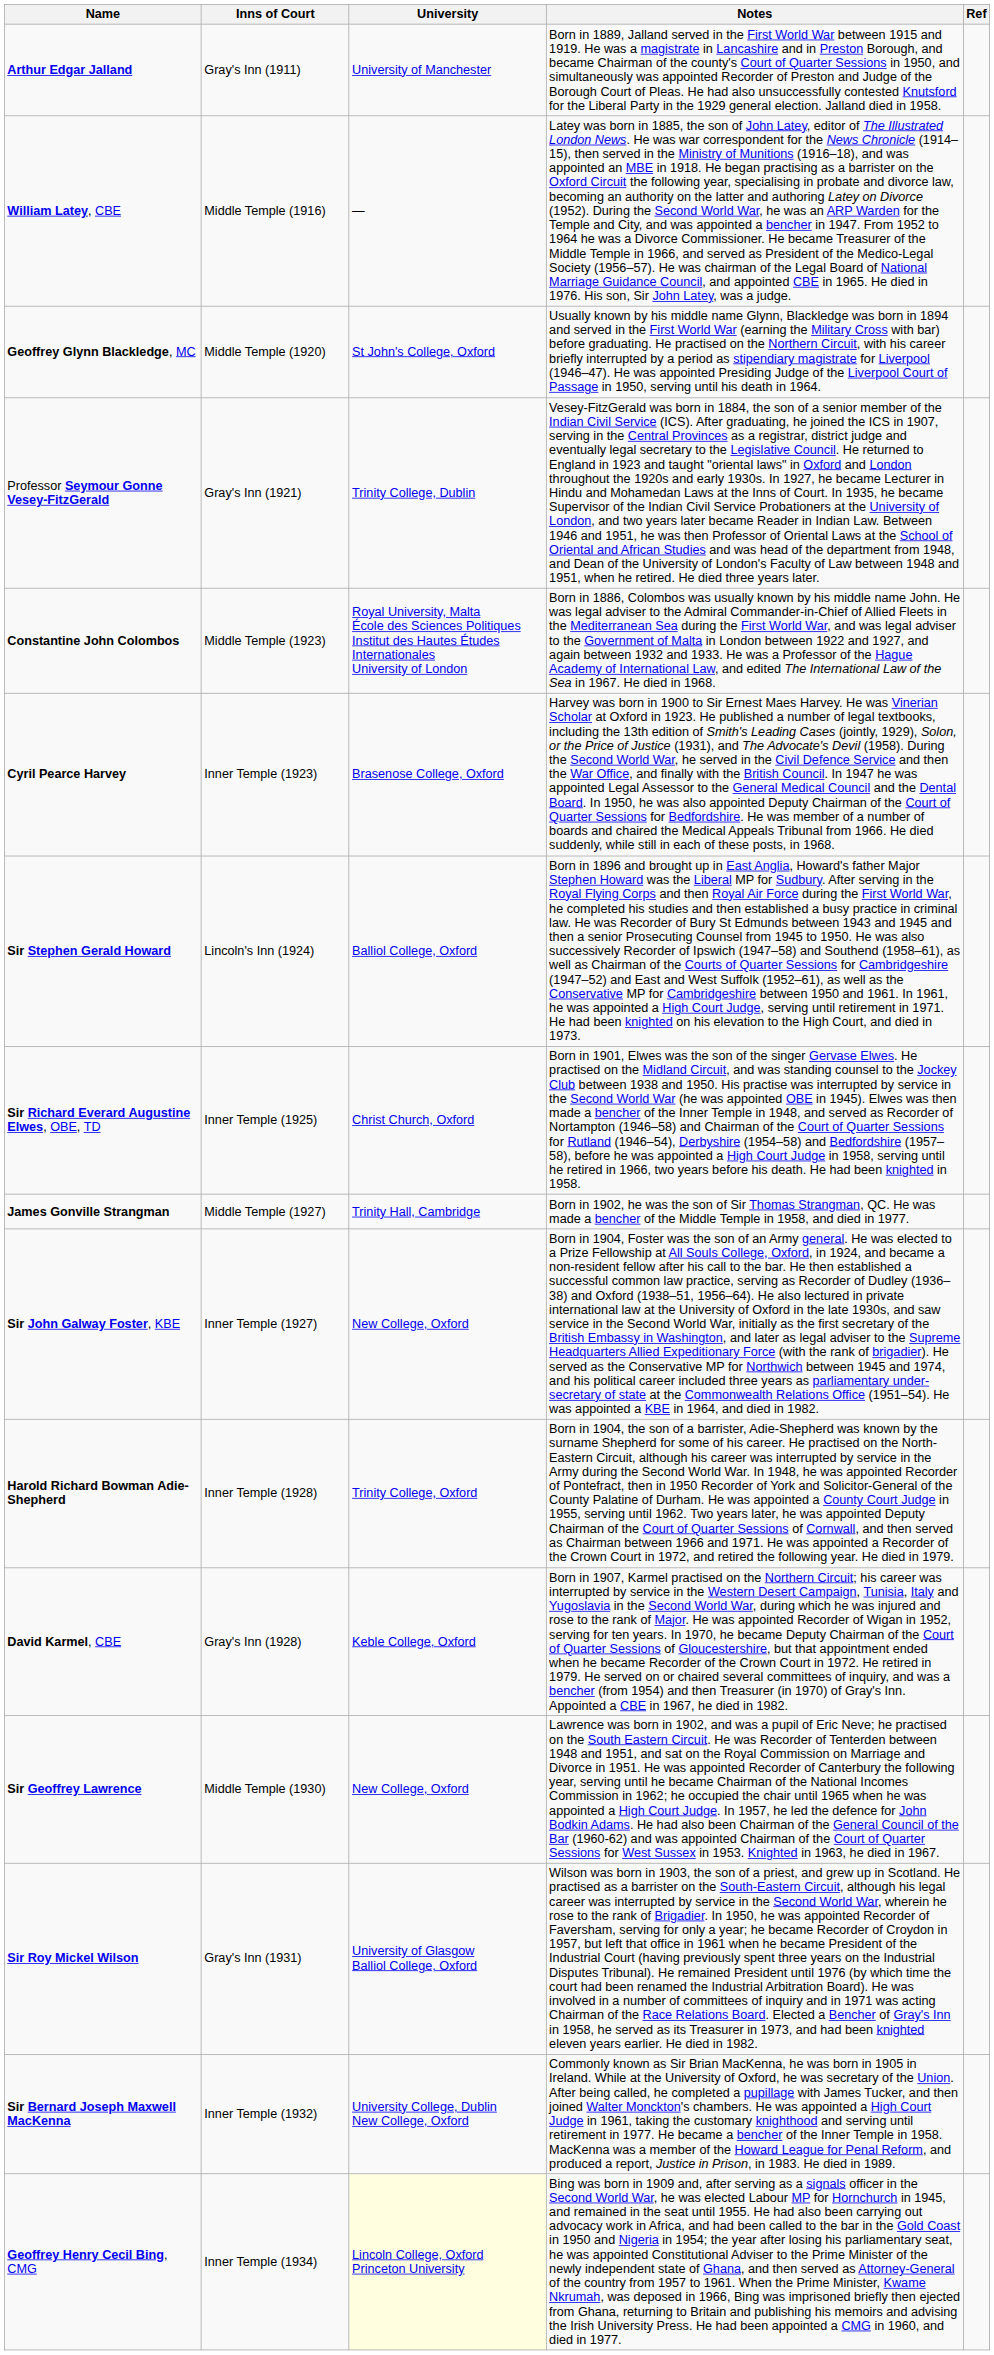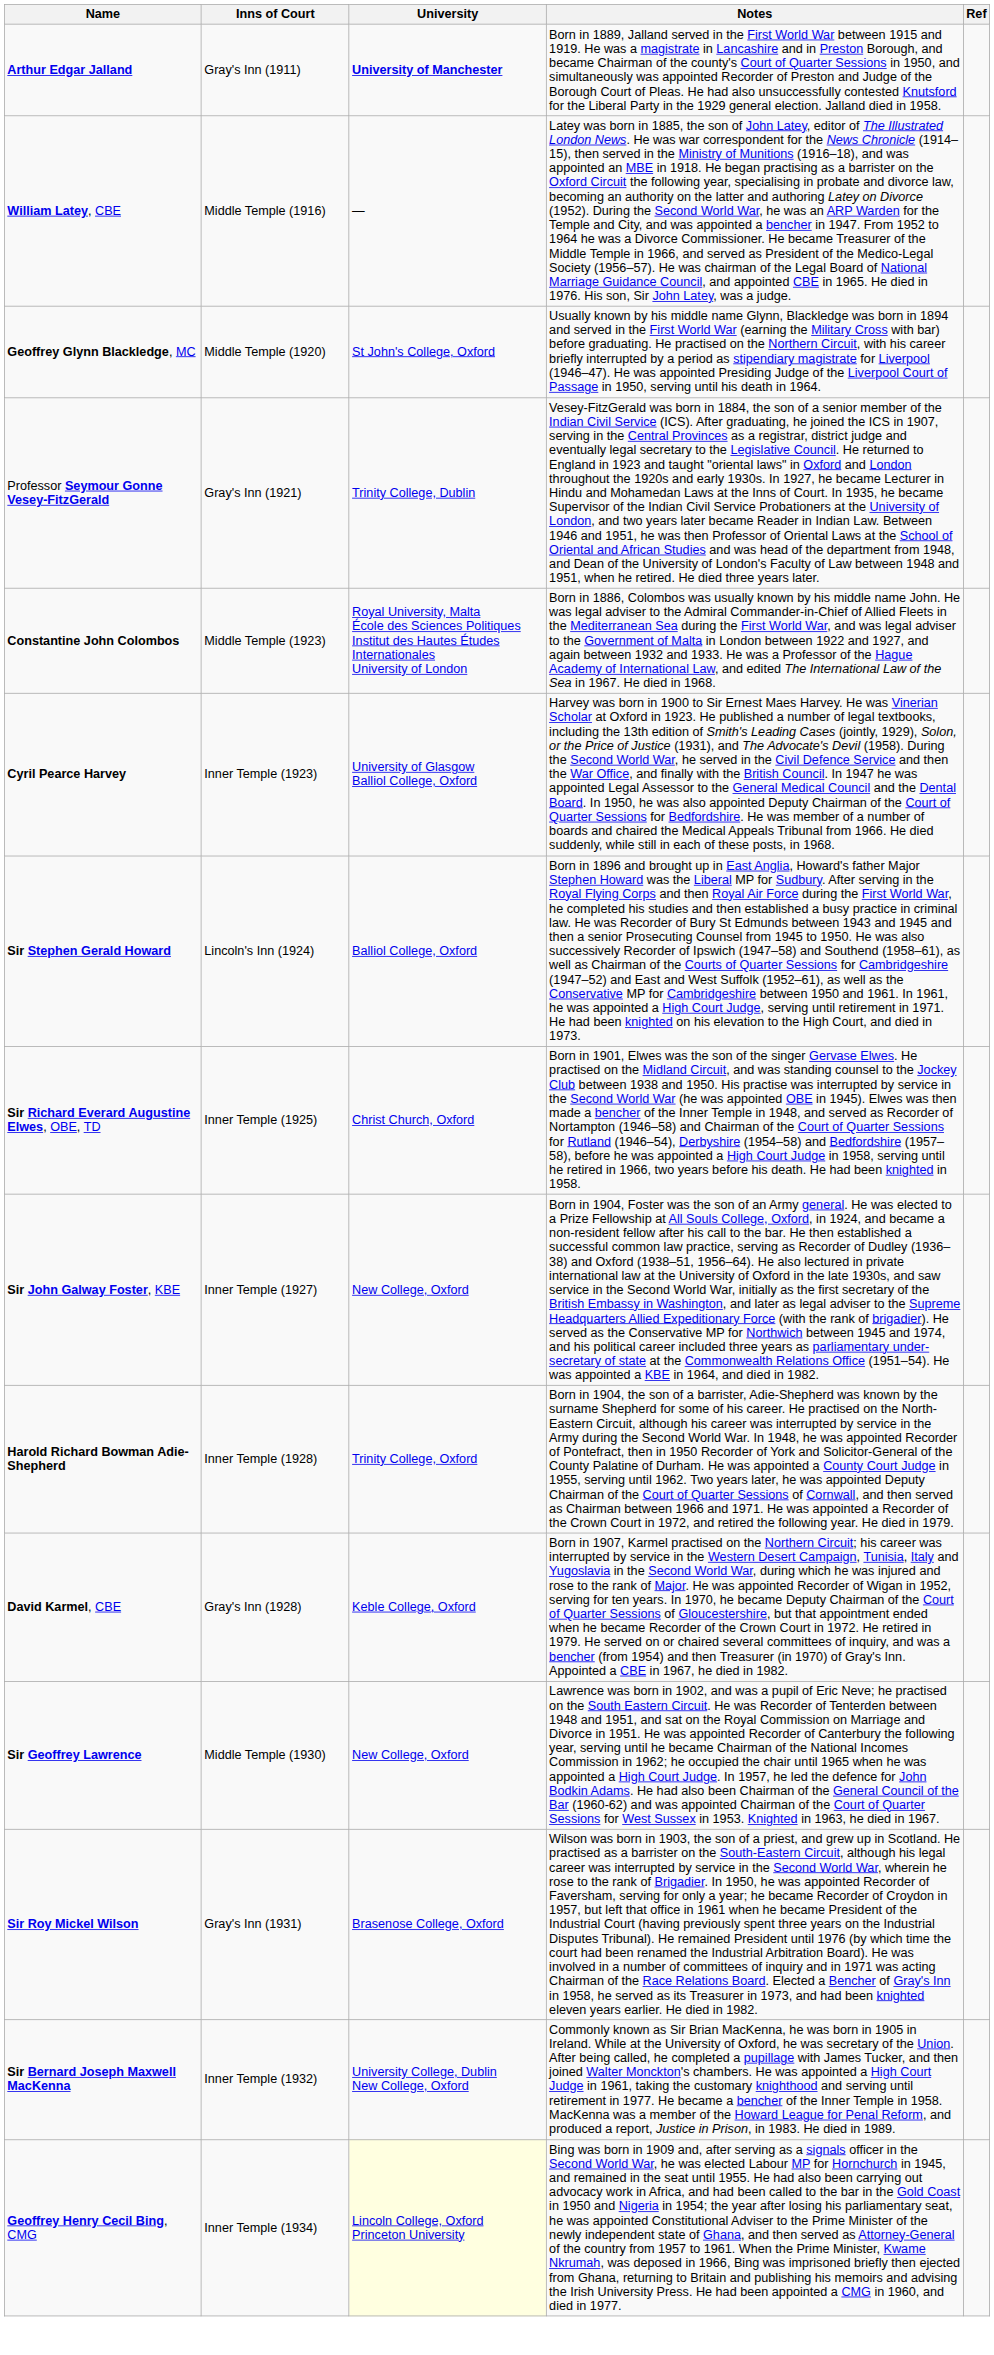(422, 70) normal -> (427, 70) bold
(428, 774) Brasenose College, Oxford -> (415, 774) University of Glasgow Balliol College, Oxford
- row: (88, 1211)
(415, 1958) University of Glasgow Balliol College, Oxford -> (428, 1924) Brasenose College, Oxford
